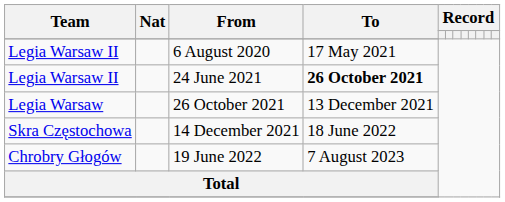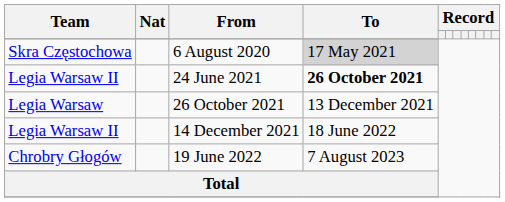(63, 51) Legia Warsaw II -> (70, 51) Skra Częstochowa
(352, 51) no background -> (352, 51) lightgrey background
(70, 130) Skra Częstochowa -> (63, 130) Legia Warsaw II
